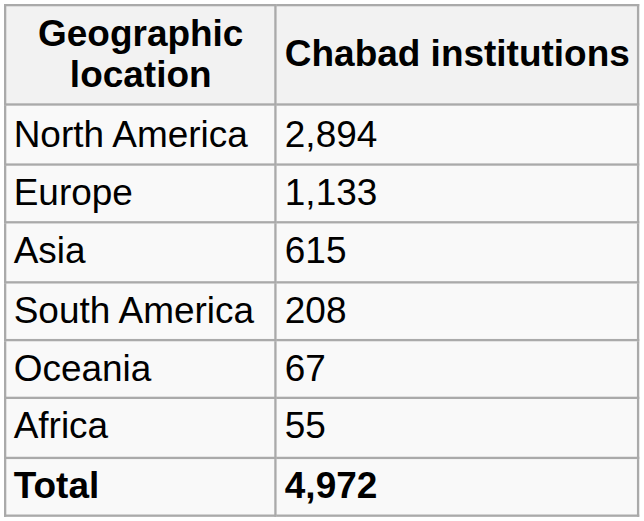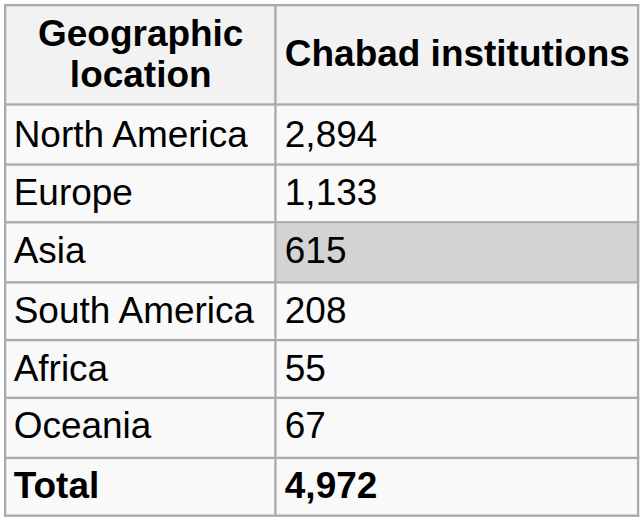(316, 251) no background -> (316, 251) lightgrey background
rows swapped: (83, 368) <-> (61, 427)
